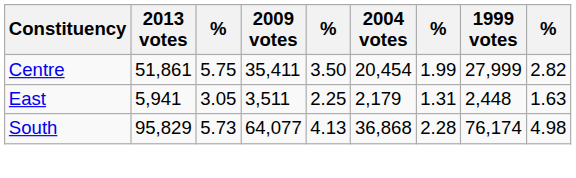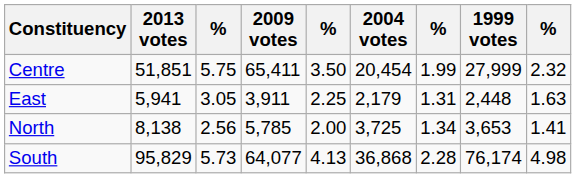(163, 69) 51,861 -> (163, 69) 51,851
(273, 69) 35,411 -> (273, 69) 65,411
(548, 69) 2.82 -> (548, 69) 2.32
(268, 98) 3,511 -> (268, 98) 3,911
+ row: (32, 128)
